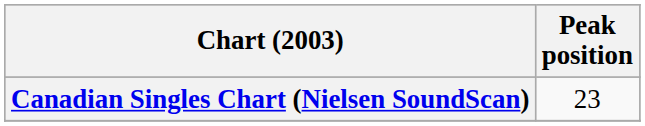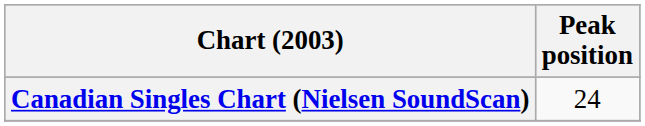(587, 98) 23 -> (587, 98) 24
